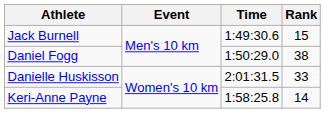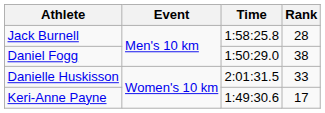(252, 36) 1:49:30.6 -> (252, 36) 1:58:25.8
(301, 36) 15 -> (301, 36) 28
(252, 98) 1:58:25.8 -> (252, 98) 1:49:30.6
(301, 98) 14 -> (301, 98) 17
